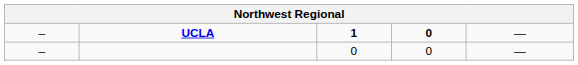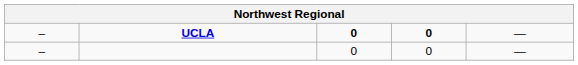(354, 33) 1 -> (354, 33) 0
